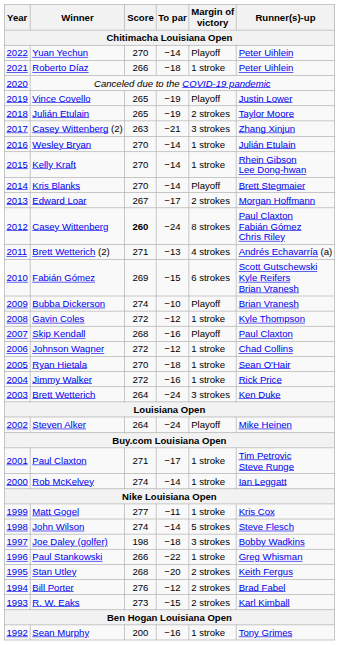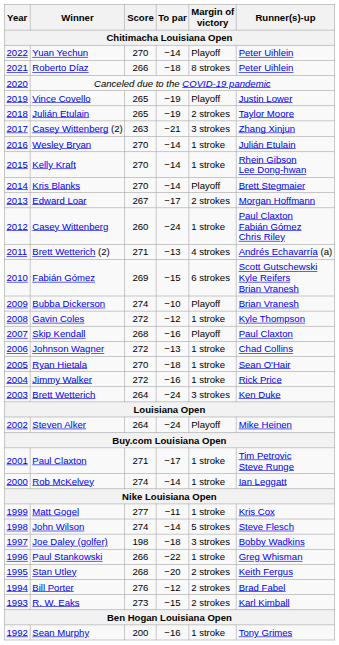(208, 68) 1 stroke -> (211, 68) 8 strokes
(140, 226) bold -> (140, 226) normal
(211, 226) 8 strokes -> (208, 226) 1 stroke
(172, 349) −12 -> (172, 349) −13
